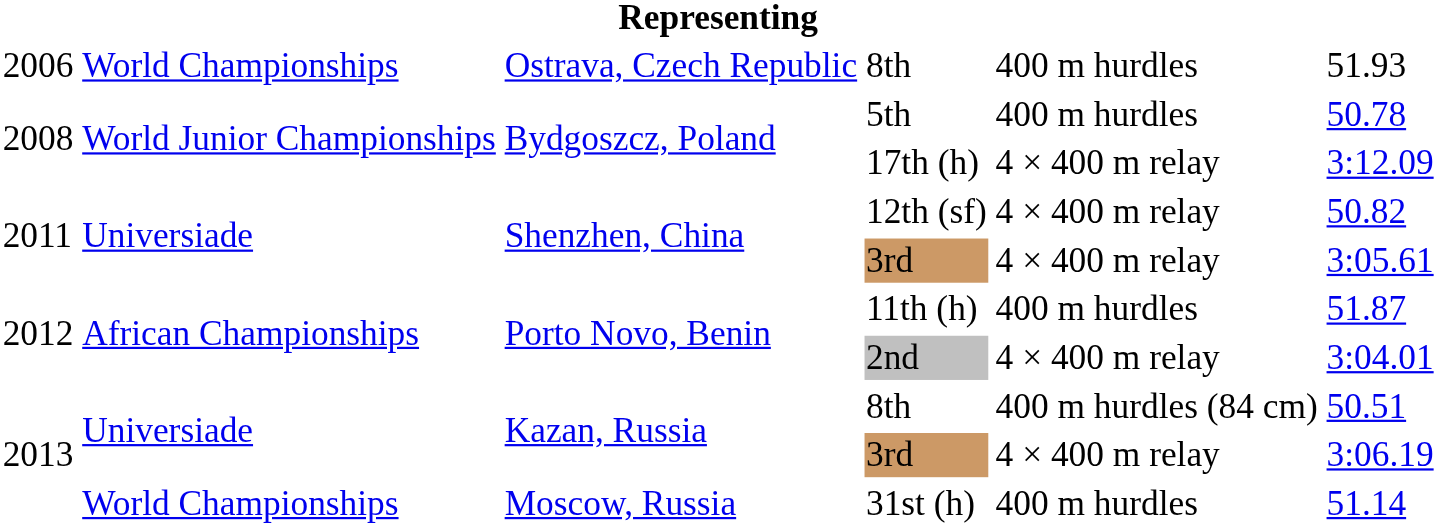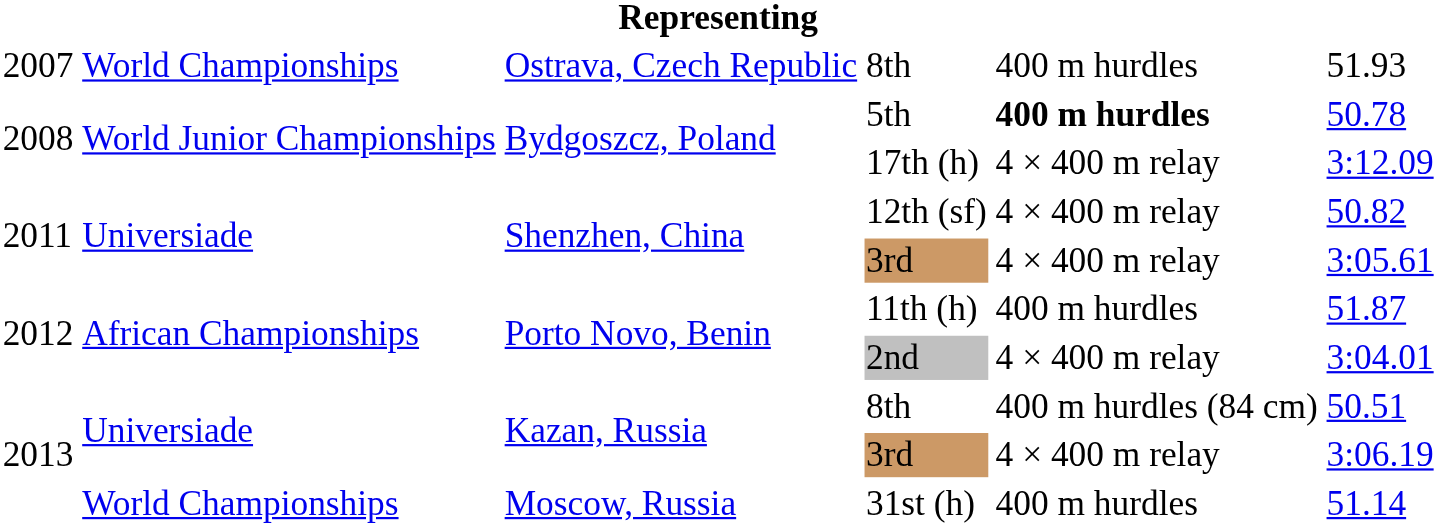(38, 65) 2006 -> (38, 65) 2007
(1097, 114) normal -> (1103, 114) bold
